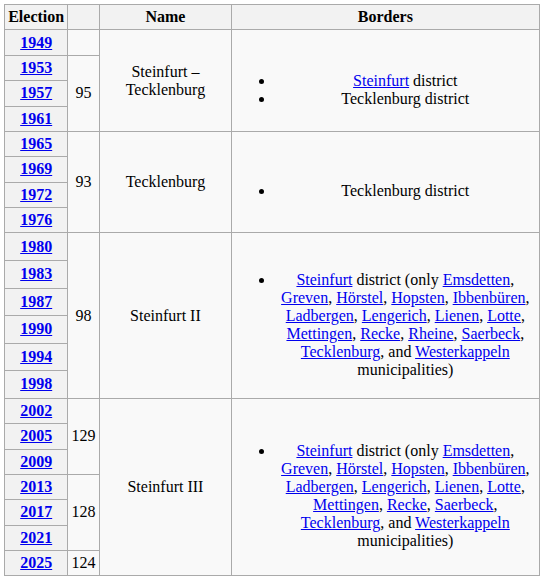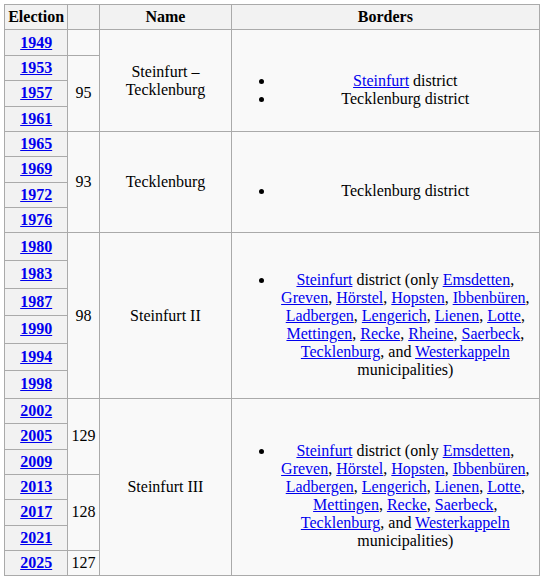(84, 563) 124 -> (84, 563) 127
